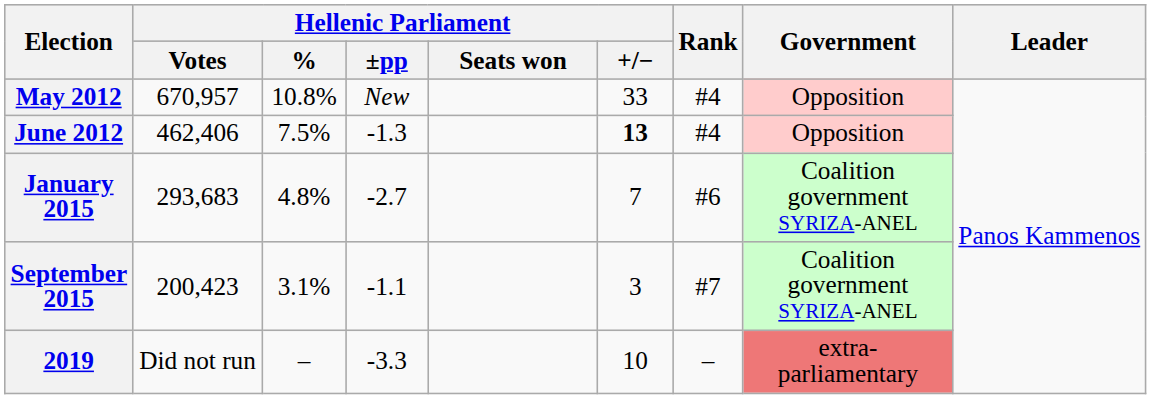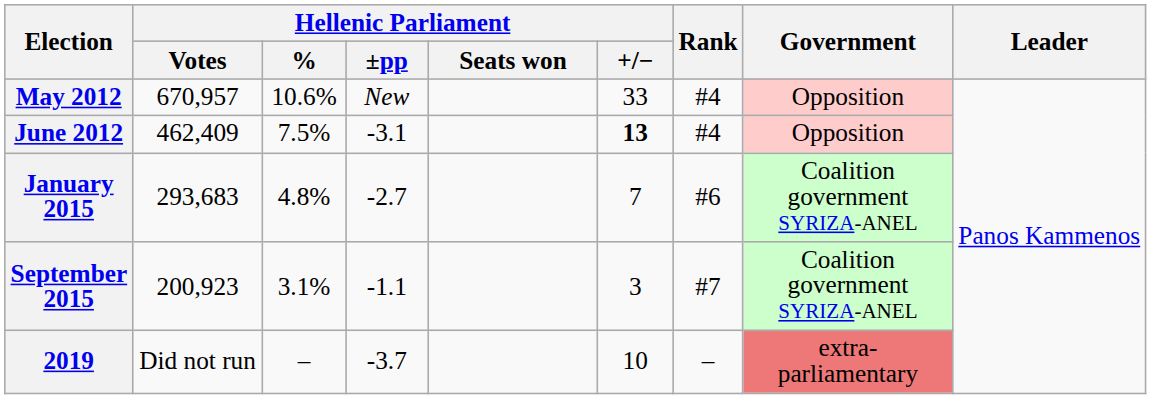(304, 96) 10.8% -> (304, 96) 10.6%
(198, 133) 462,406 -> (198, 133) 462,409
(387, 133) -1.3 -> (387, 133) -3.1
(198, 285) 200,423 -> (198, 285) 200,923
(387, 361) -3.3 -> (387, 361) -3.7
